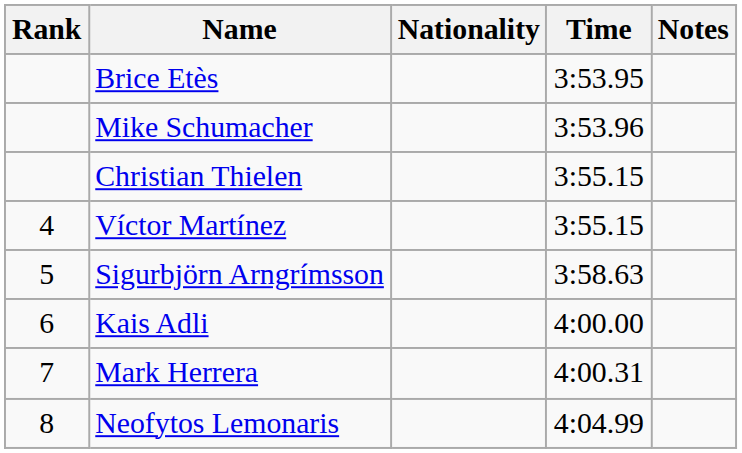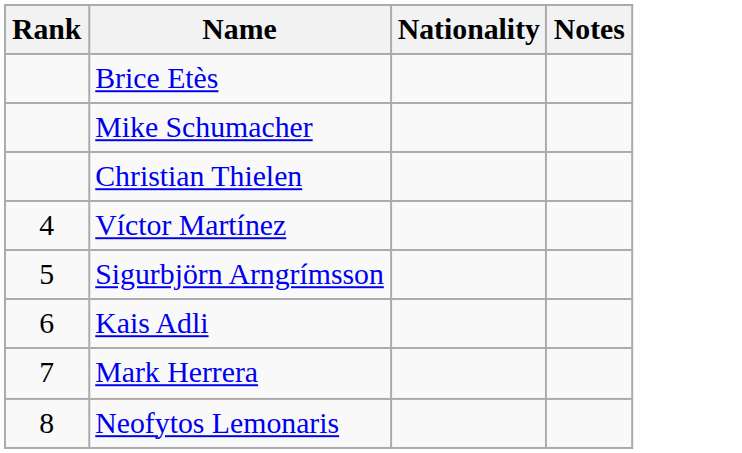- column: (599, 29)
